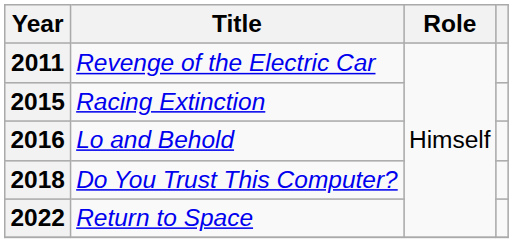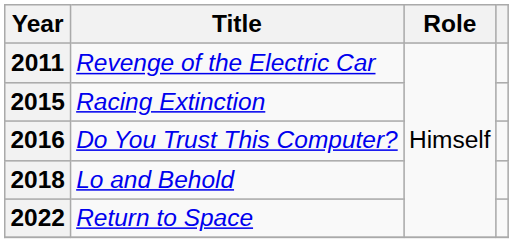(155, 140) Lo and Behold -> (237, 140) Do You Trust This Computer?
(237, 179) Do You Trust This Computer? -> (155, 179) Lo and Behold
